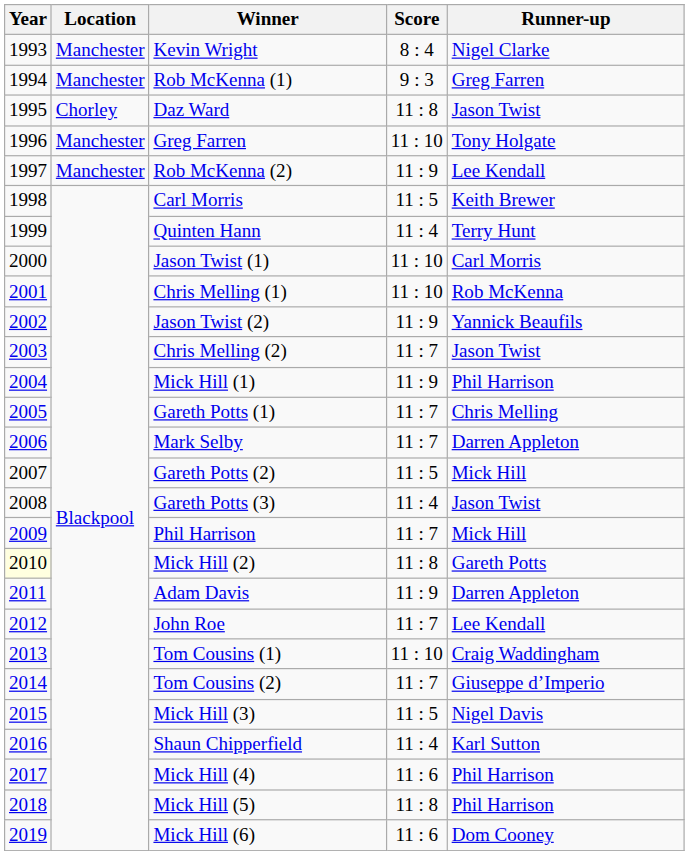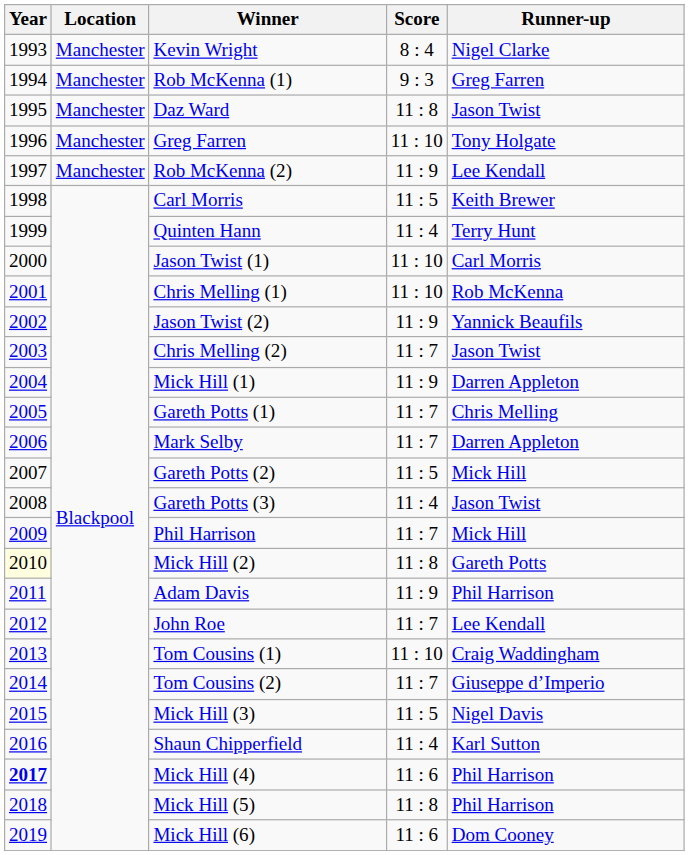(87, 110) Chorley -> (100, 110) Manchester
(503, 381) Phil Harrison -> (515, 381) Darren Appleton
(515, 593) Darren Appleton -> (503, 593) Phil Harrison
(28, 774) normal -> (28, 774) bold
